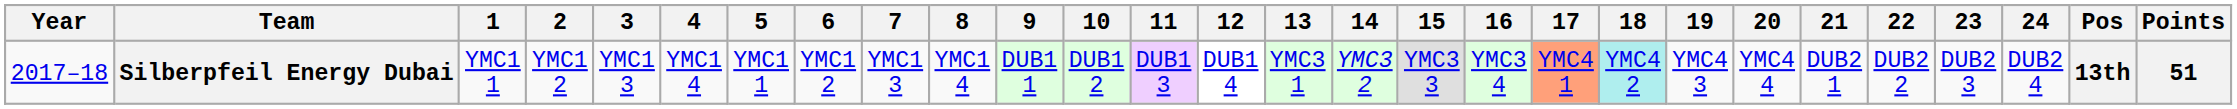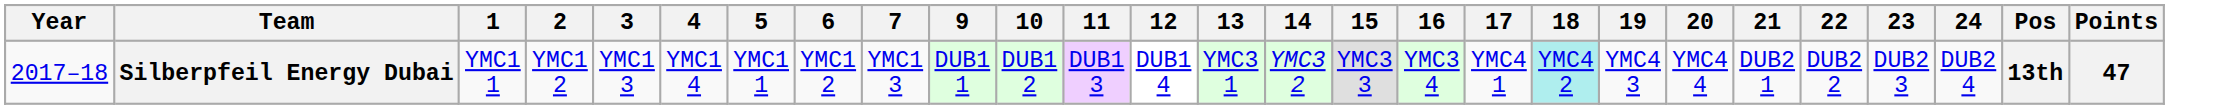- column: (962, 23)
(1566, 73) lightsalmon background -> (1499, 73) no background
(2183, 73) 51 -> (2116, 73) 47
